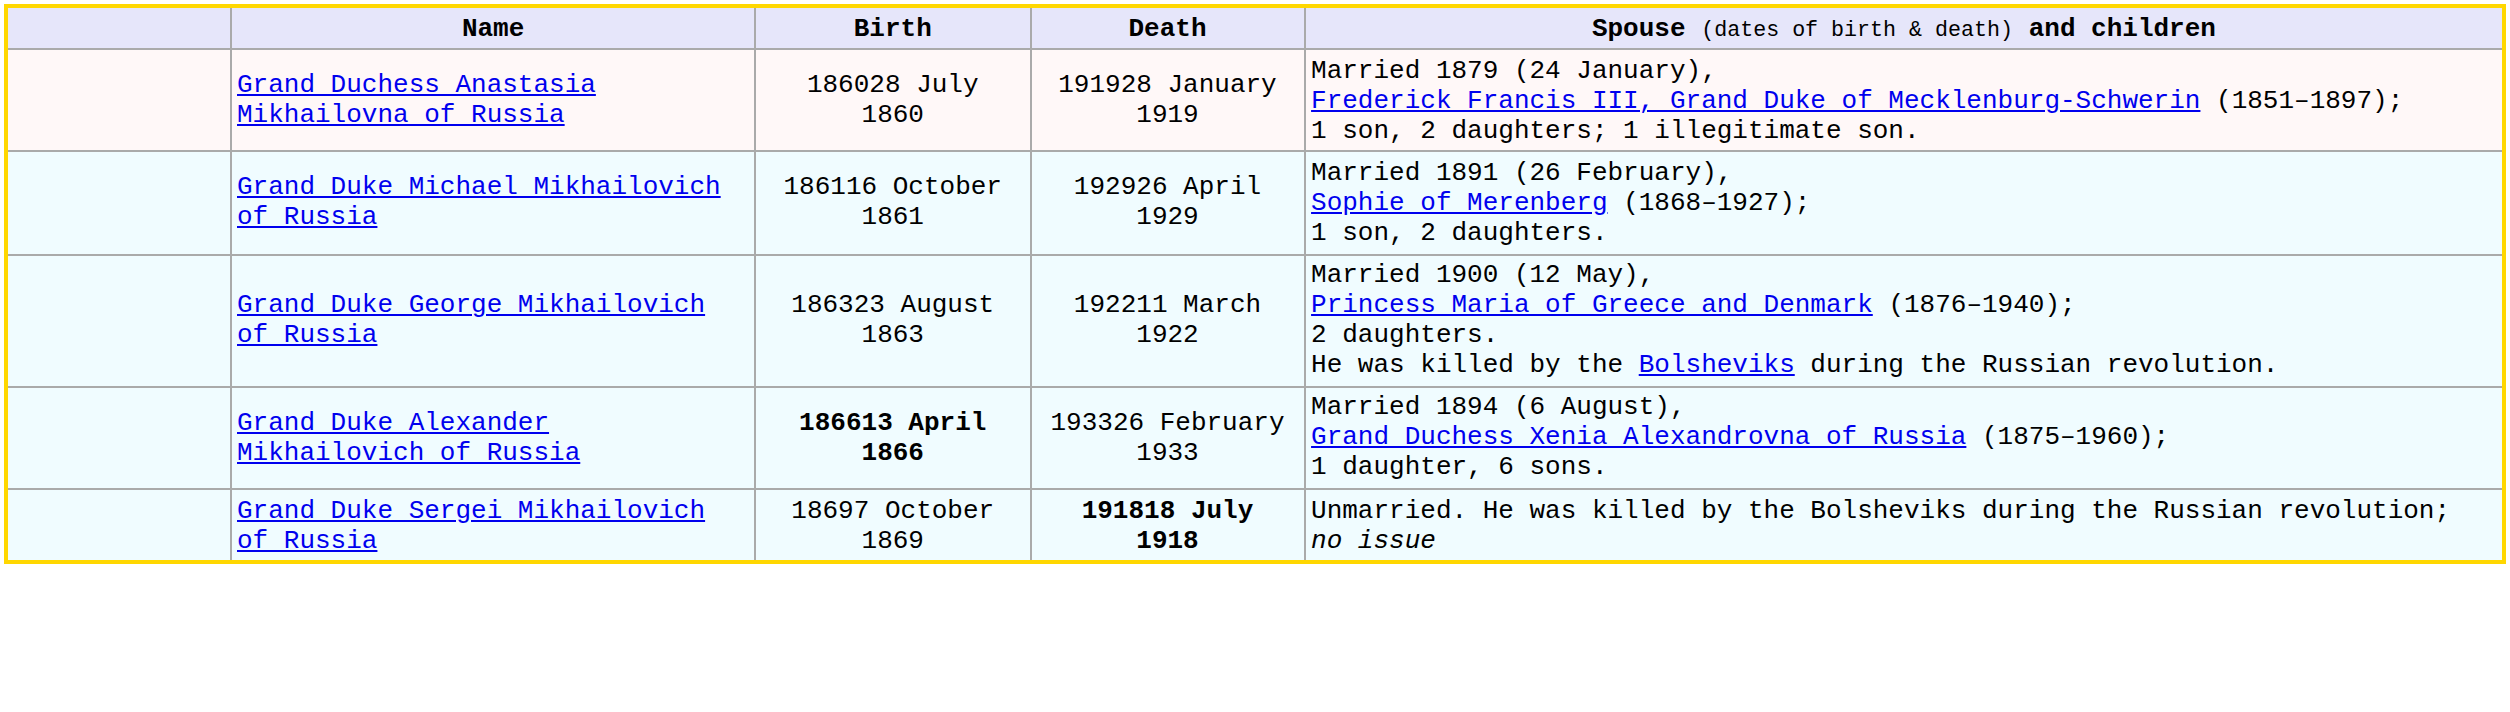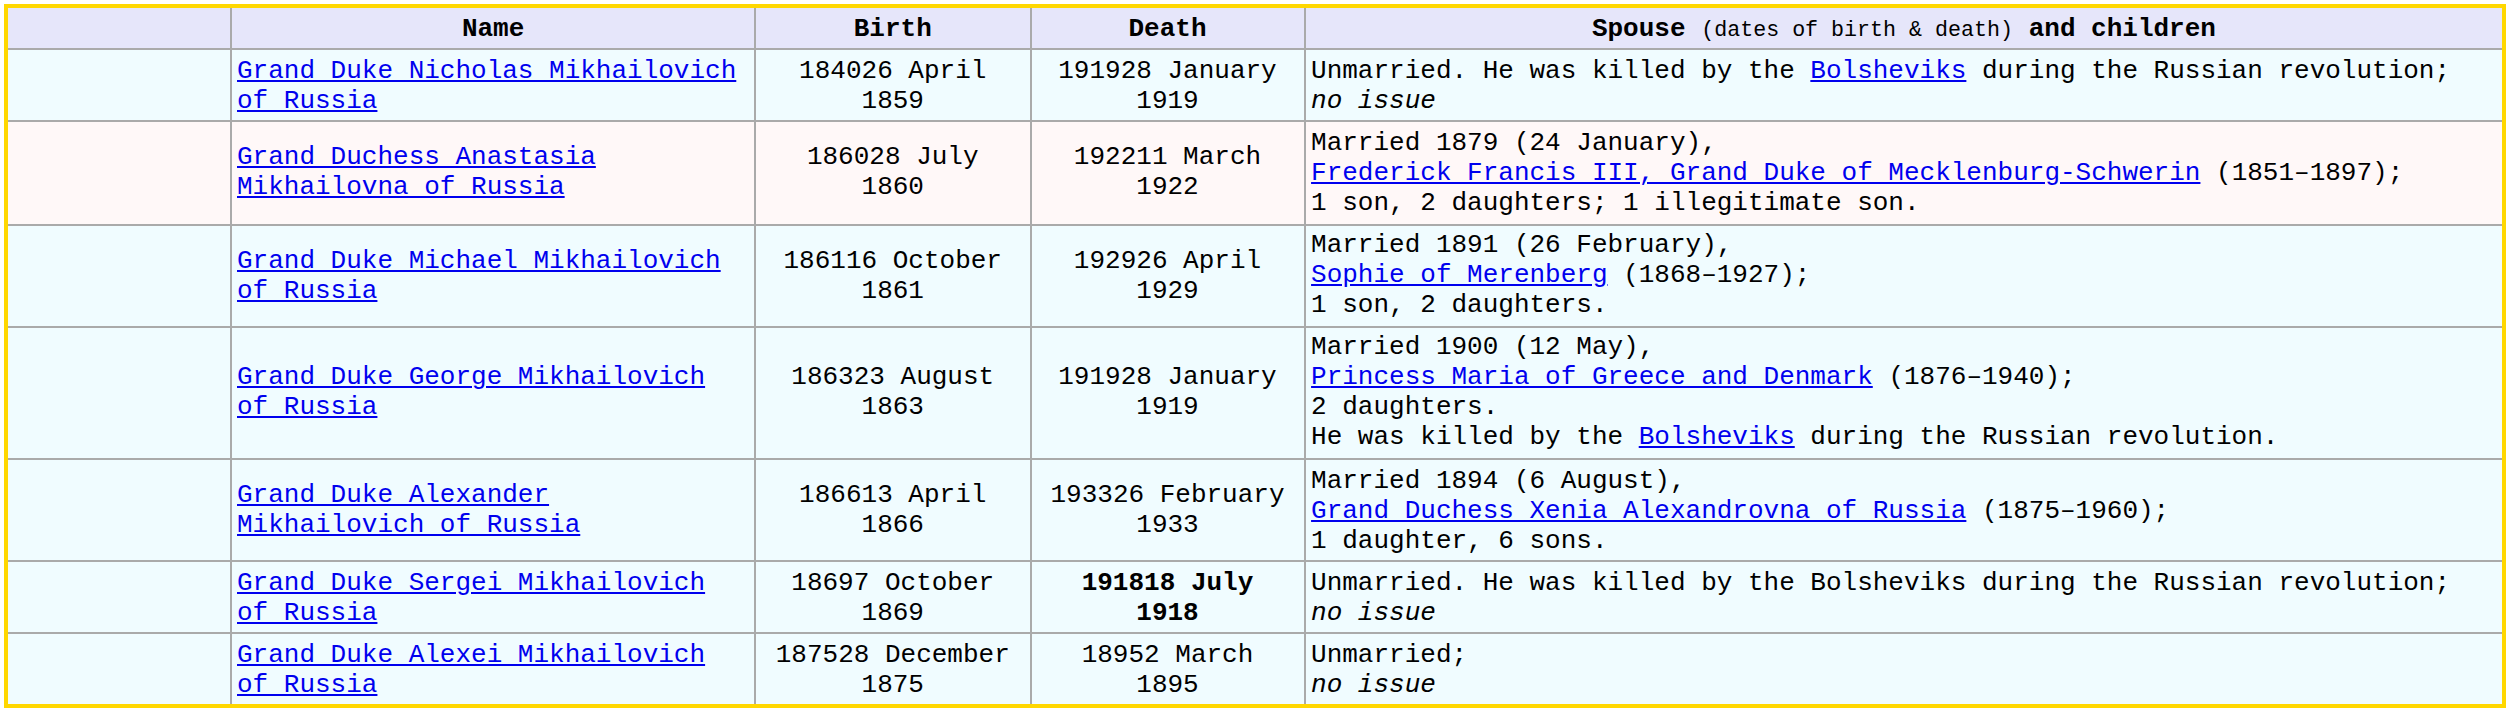+ row: (487, 86)
(1167, 101) 191928 January 1919 -> (1167, 173) 192211 March 1922
(1167, 320) 192211 March 1922 -> (1167, 393) 191928 January 1919
(893, 438) bold -> (893, 510) normal
+ row: (471, 670)
